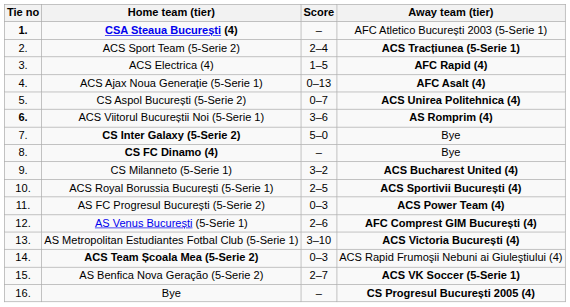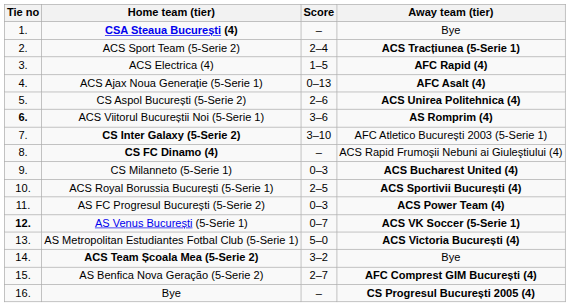(23, 30) bold -> (23, 30) normal
(451, 30) AFC Atletico București 2003 (5-Serie 1) -> (451, 30) Bye
(319, 100) 0–7 -> (319, 100) 2–6
(319, 135) 5–0 -> (319, 135) 3–10
(451, 135) Bye -> (451, 135) AFC Atletico București 2003 (5-Serie 1)
(451, 153) Bye -> (451, 153) ACS Rapid Frumoşii Nebuni ai Giuleştiului (4)
(319, 170) 3–2 -> (319, 170) 0–3
(23, 223) normal -> (23, 223) bold
(319, 223) 2–6 -> (319, 223) 0–7
(451, 223) AFC Comprest GIM București (4) -> (451, 223) ACS VK Soccer (5-Serie 1)
(319, 240) 3–10 -> (319, 240) 5–0
(319, 258) 0–3 -> (319, 258) 3–2
(451, 258) ACS Rapid Frumoşii Nebuni ai Giuleştiului (4) -> (451, 258) Bye
(451, 275) ACS VK Soccer (5-Serie 1) -> (451, 275) AFC Comprest GIM București (4)
